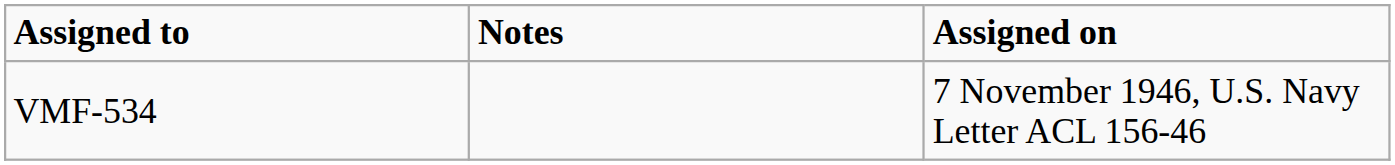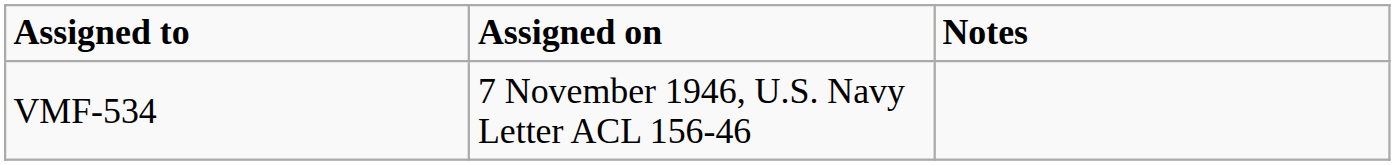columns swapped: (1025, 32) <-> (521, 32)
